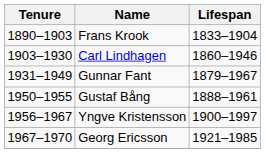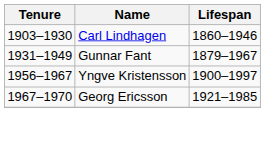- row: (114, 35)
- row: (114, 96)
